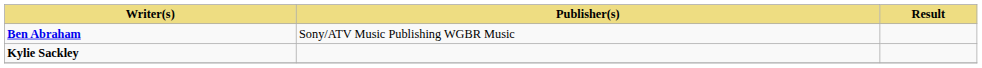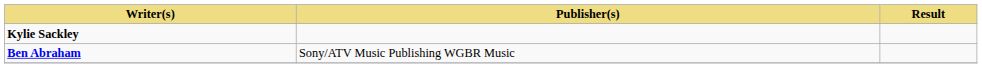rows swapped: (44, 33) <-> (43, 53)
